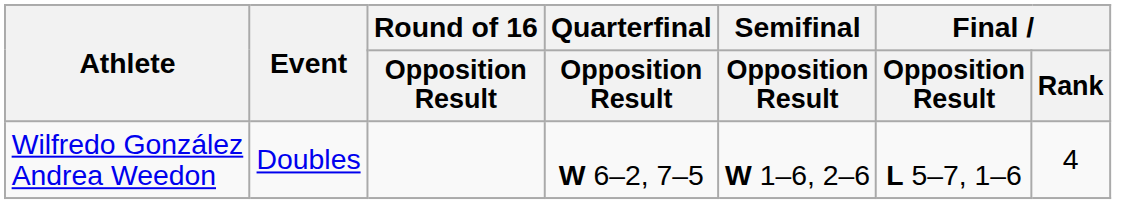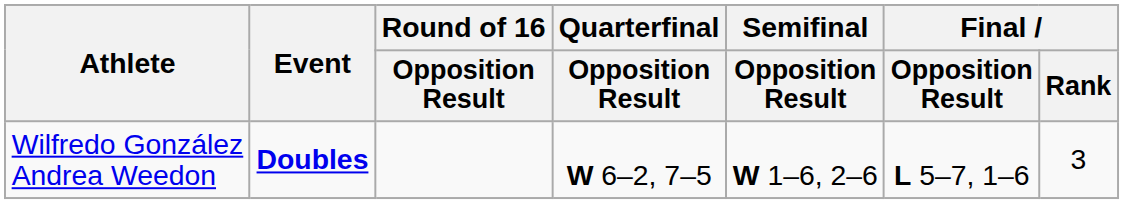(309, 160) normal -> (312, 160) bold
(1071, 160) 4 -> (1078, 160) 3
